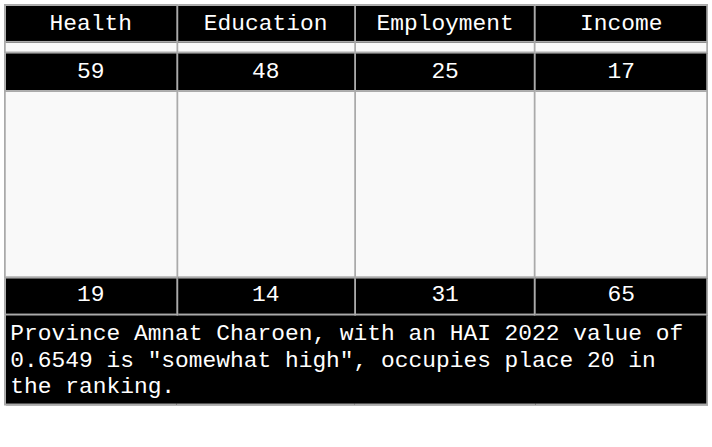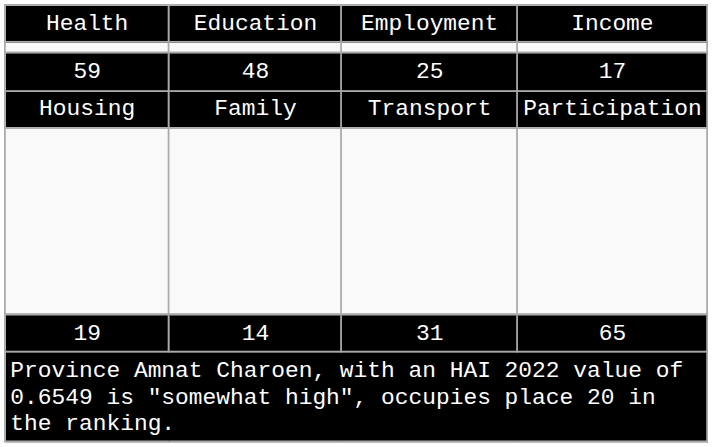+ row: (87, 109)
